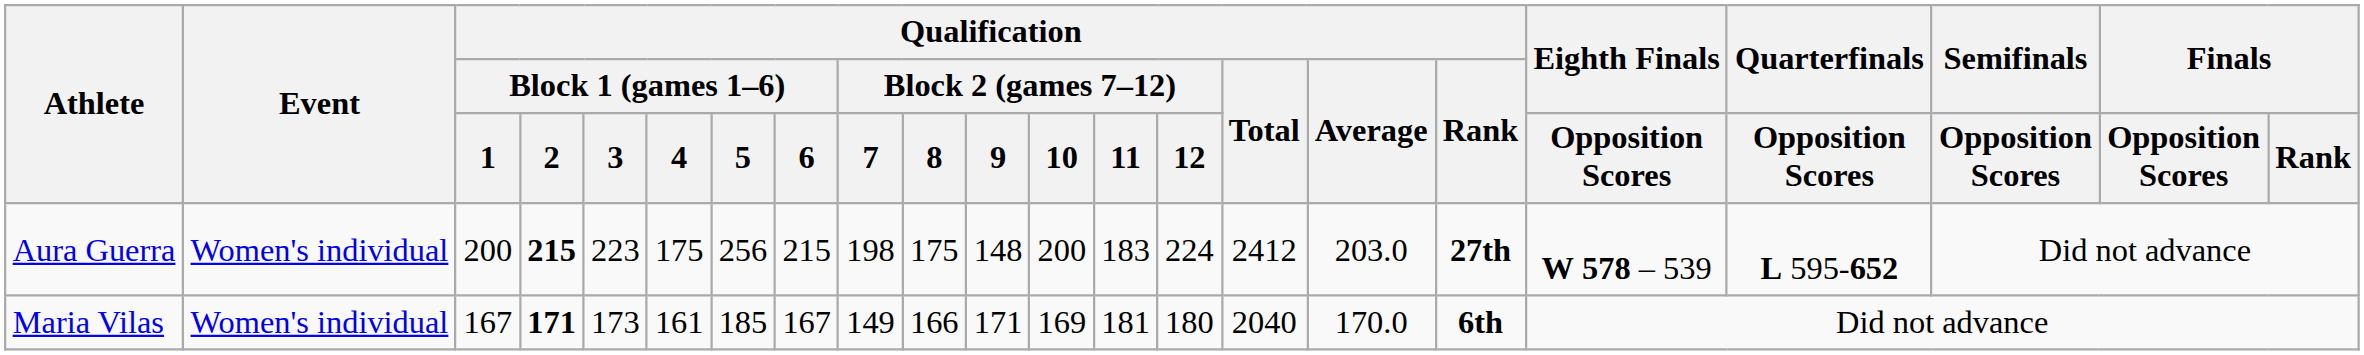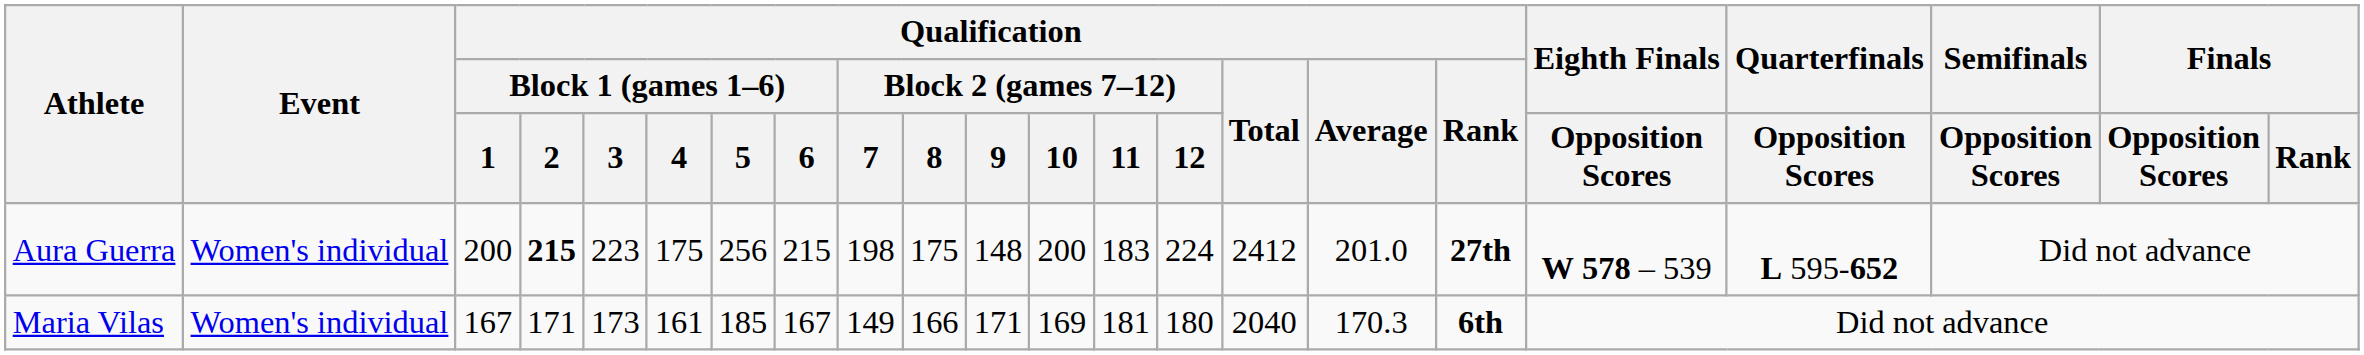(1371, 249) 203.0 -> (1371, 249) 201.0
(552, 321) bold -> (552, 321) normal
(1371, 321) 170.0 -> (1371, 321) 170.3
